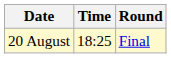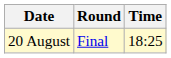columns swapped: (94, 16) <-> (141, 16)
